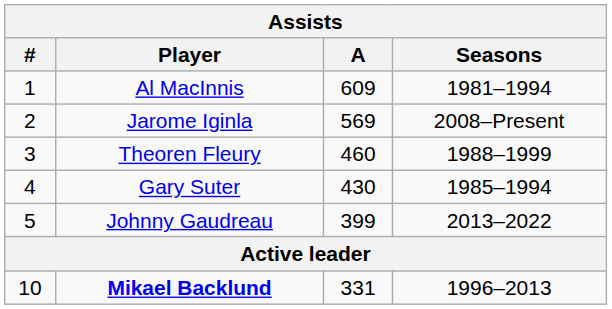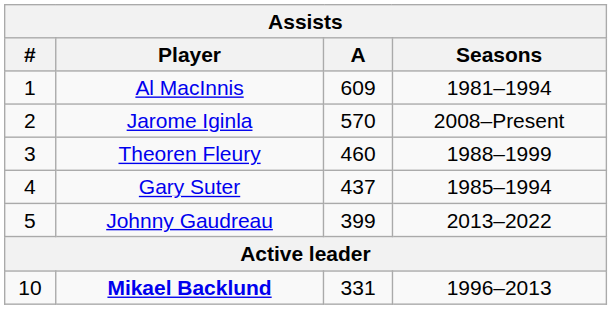(358, 121) 569 -> (358, 121) 570
(358, 188) 430 -> (358, 188) 437
